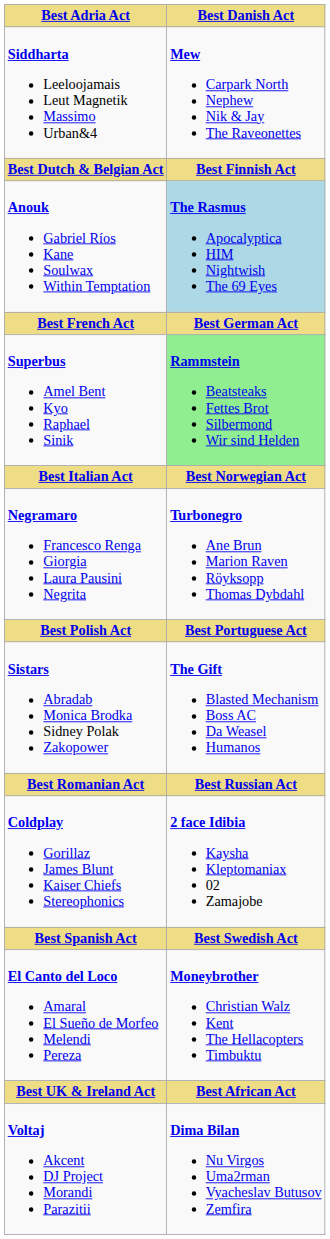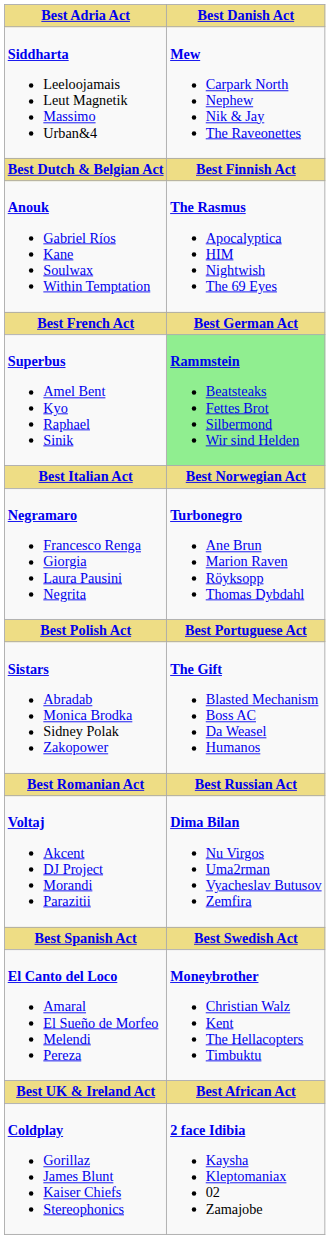(246, 247) lightblue background -> (246, 247) no background
rows swapped: (86, 1170) <-> (86, 862)
